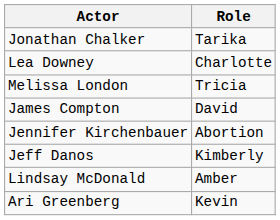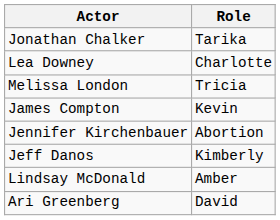(216, 109) David -> (216, 109) Kevin
(216, 203) Kevin -> (216, 203) David
